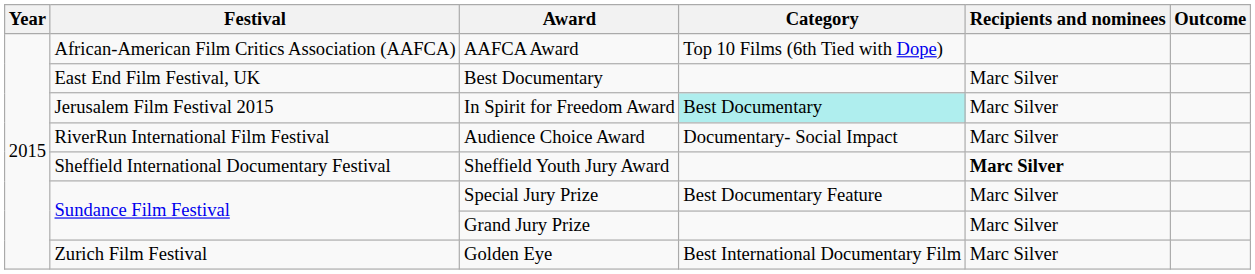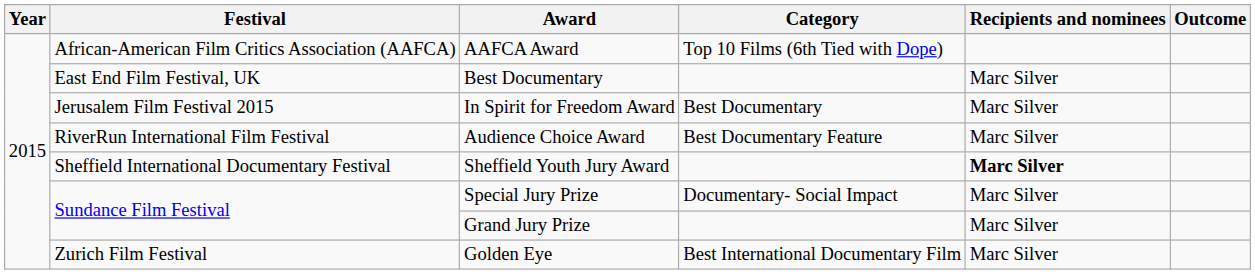(753, 107) paleturquoise background -> (753, 107) no background
(791, 136) Documentary- Social Impact -> (783, 136) Best Documentary Feature
(783, 195) Best Documentary Feature -> (791, 195) Documentary- Social Impact
